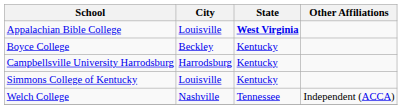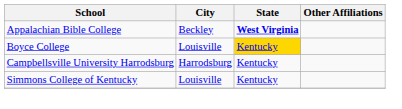(200, 29) Louisville -> (196, 29) Beckley
(196, 46) Beckley -> (200, 46) Louisville
(257, 46) no background -> (257, 46) gold background
- row: (38, 96)
